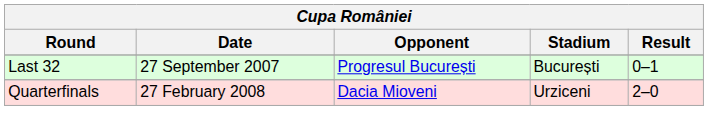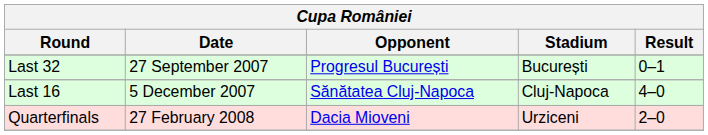+ row: (34, 92)
